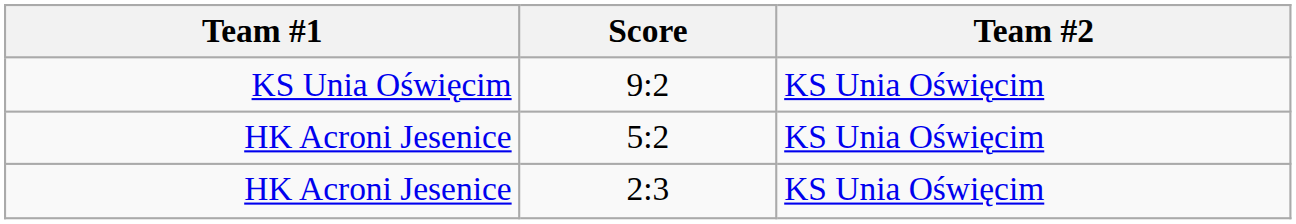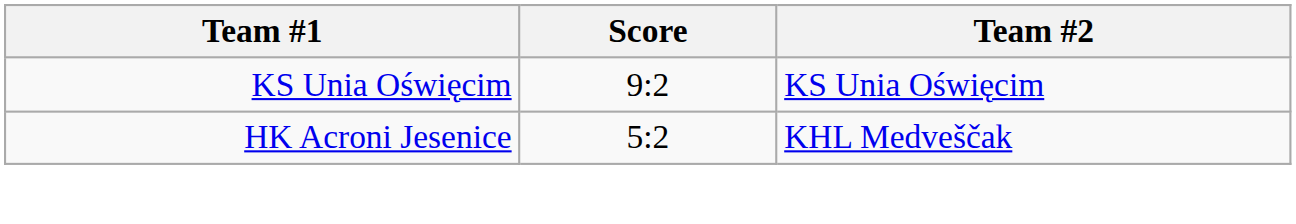(914, 137) KS Unia Oświęcim -> (898, 137) KHL Medveščak
- row: (648, 190)
